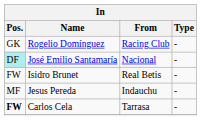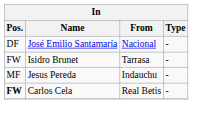- row: (66, 44)
(13, 59) paleturquoise background -> (13, 44) no background
(141, 75) Real Betis -> (136, 59) Tarrasa
(136, 106) Tarrasa -> (141, 91) Real Betis
